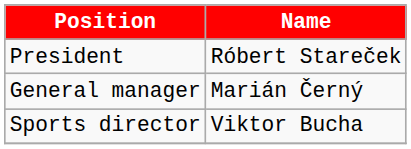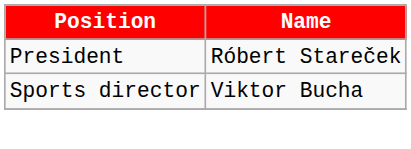- row: (105, 91)
